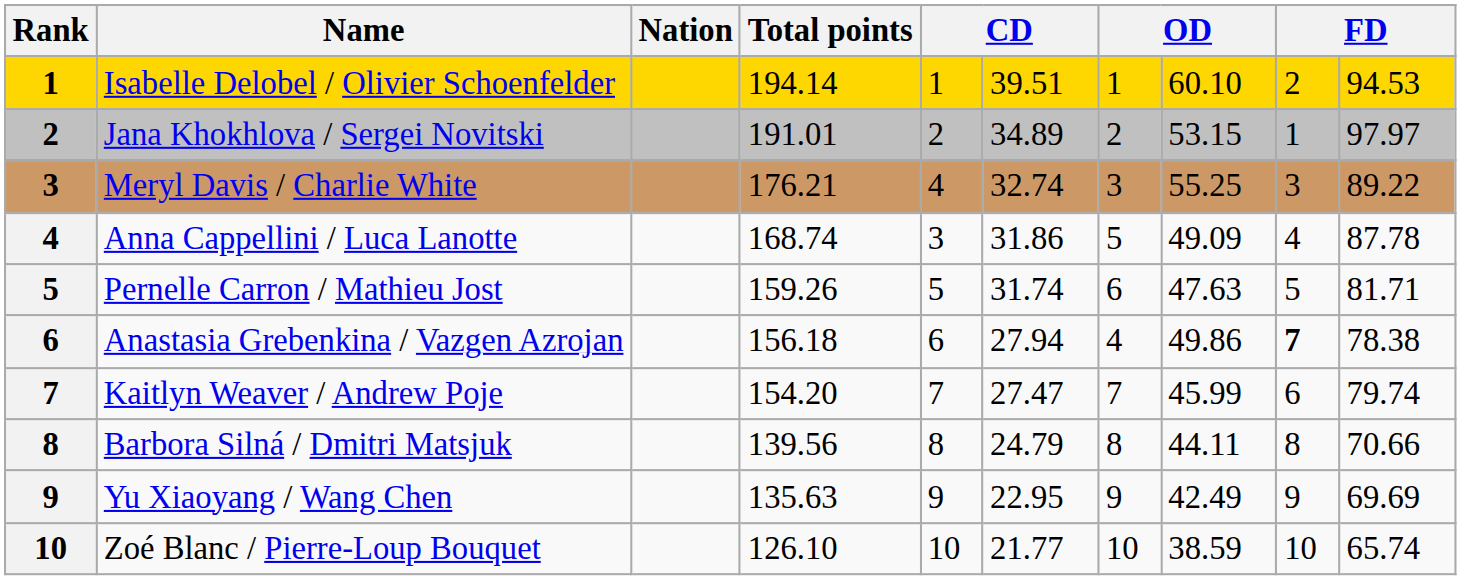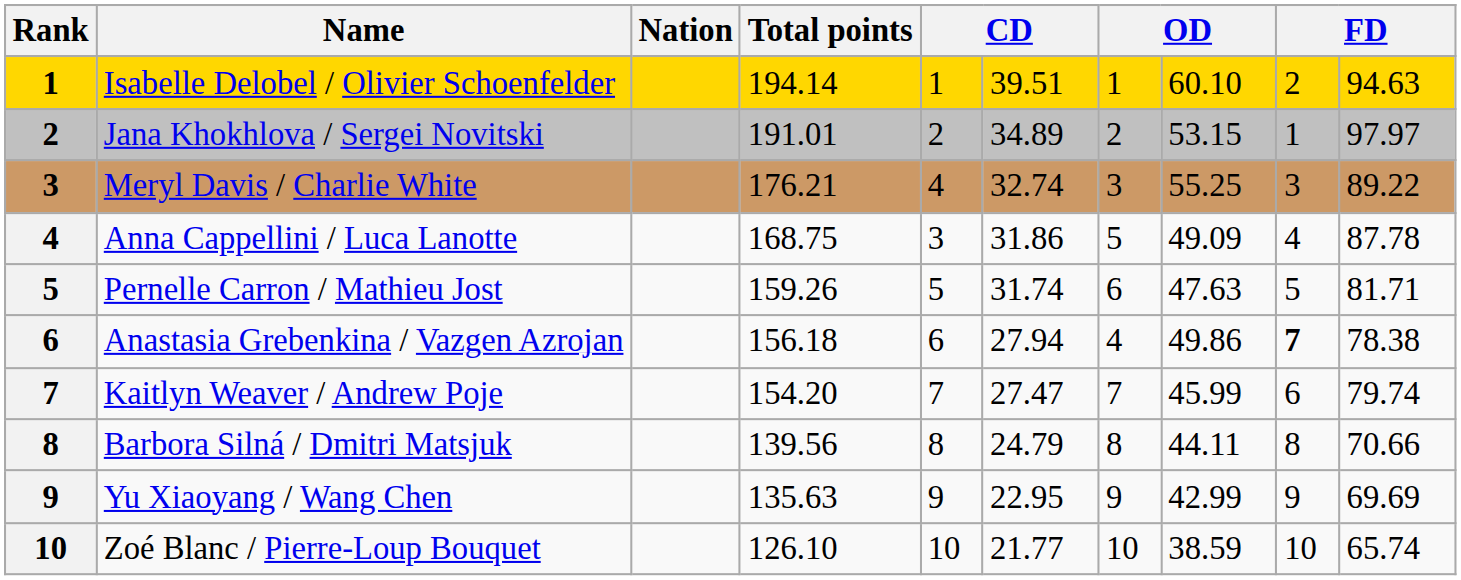(1383, 82) 94.53 -> (1383, 82) 94.63
(793, 237) 168.74 -> (793, 237) 168.75
(1205, 496) 42.49 -> (1205, 496) 42.99
